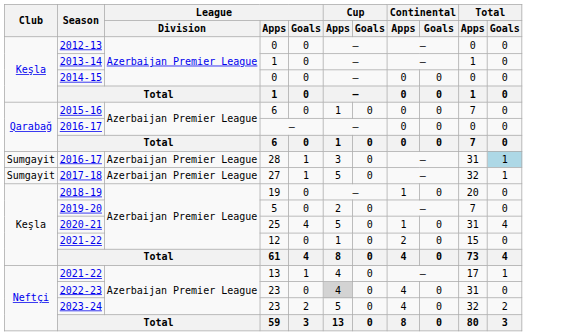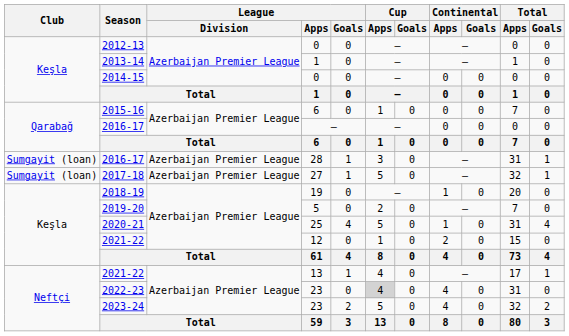(31, 159) Sumgayit -> (52, 159) Sumgayit (loan)
(505, 159) lightblue background -> (547, 159) no background
(31, 176) Sumgayit -> (52, 176) Sumgayit (loan)
